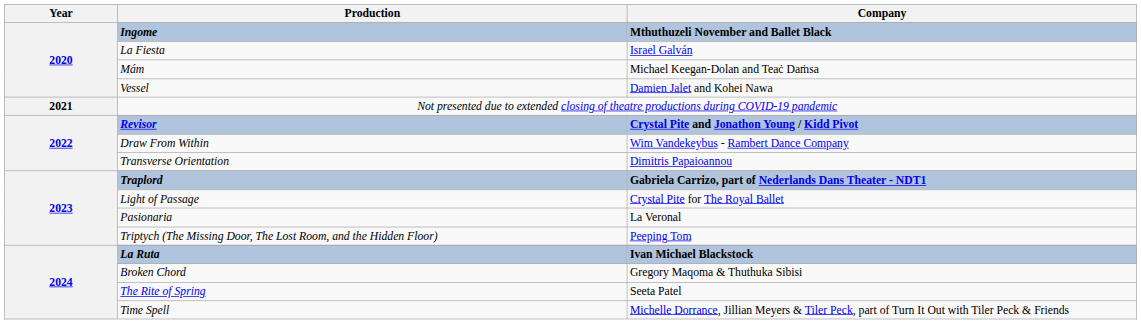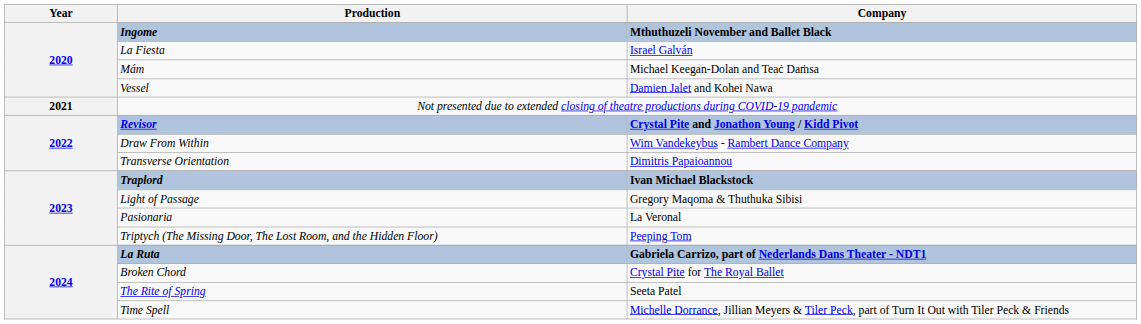(778, 180) Gabriela Carrizo, part of Nederlands Dans Theater - NDT1 -> (692, 180) Ivan Michael Blackstock
(707, 198) Crystal Pite for The Royal Ballet -> (716, 198) Gregory Maqoma & Thuthuka Sibisi
(692, 254) Ivan Michael Blackstock -> (778, 254) Gabriela Carrizo, part of Nederlands Dans Theater - NDT1
(716, 273) Gregory Maqoma & Thuthuka Sibisi -> (707, 273) Crystal Pite for The Royal Ballet
